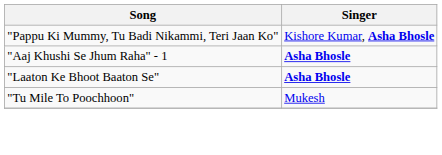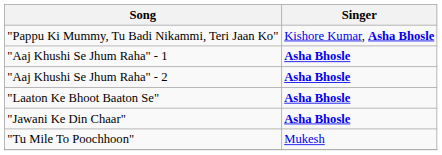+ row: (87, 77)
+ row: (67, 119)
